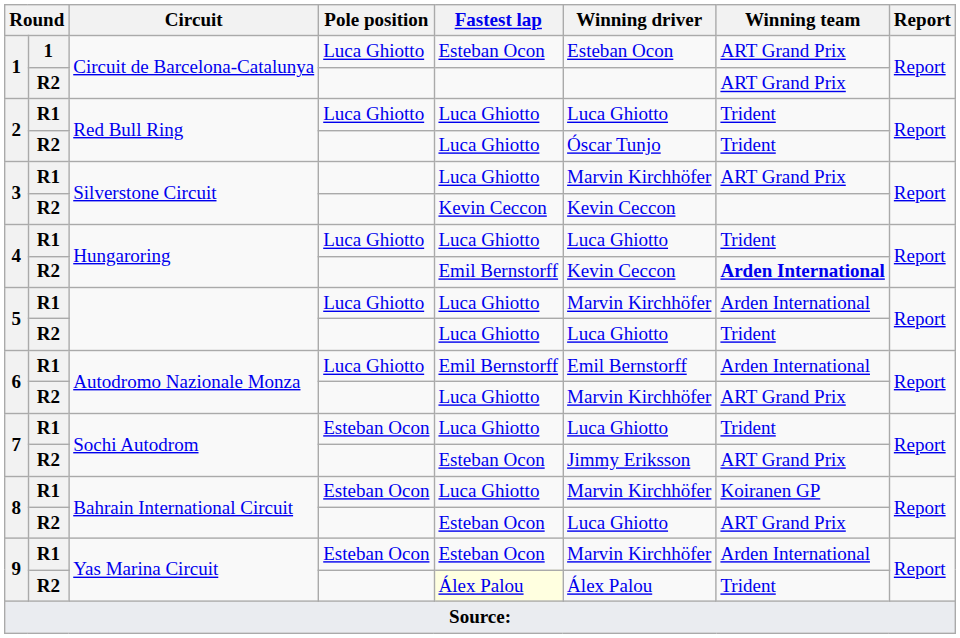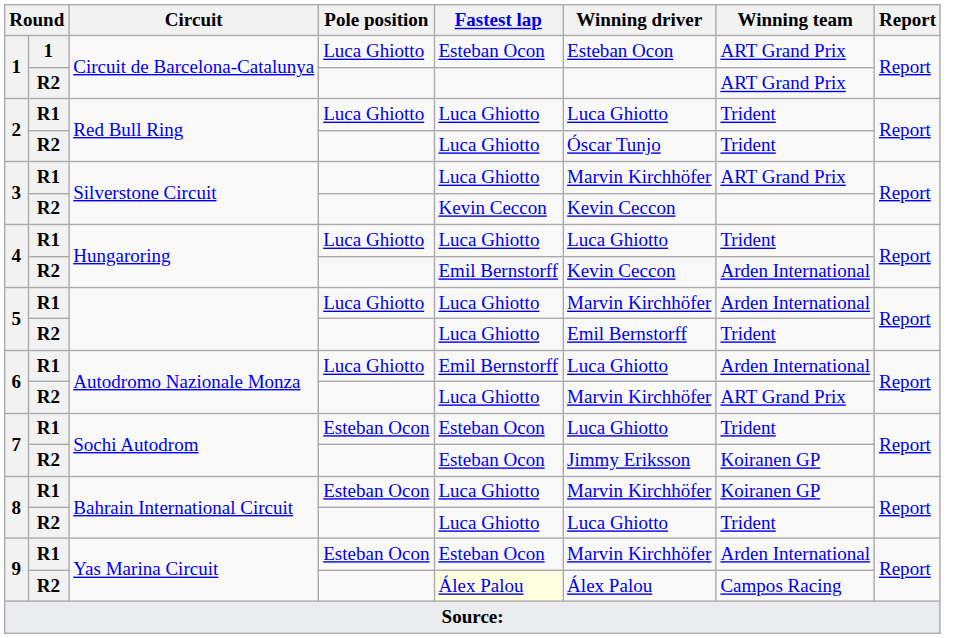(803, 271) bold -> (795, 271) normal
(618, 333) Luca Ghiotto -> (627, 333) Emil Bernstorff
(627, 365) Emil Bernstorff -> (618, 365) Luca Ghiotto
(489, 428) Luca Ghiotto -> (492, 428) Esteban Ocon
(783, 459) ART Grand Prix -> (770, 459) Koiranen GP
(492, 522) Esteban Ocon -> (489, 522) Luca Ghiotto
(783, 522) ART Grand Prix -> (748, 522) Trident
(748, 585) Trident -> (781, 585) Campos Racing
